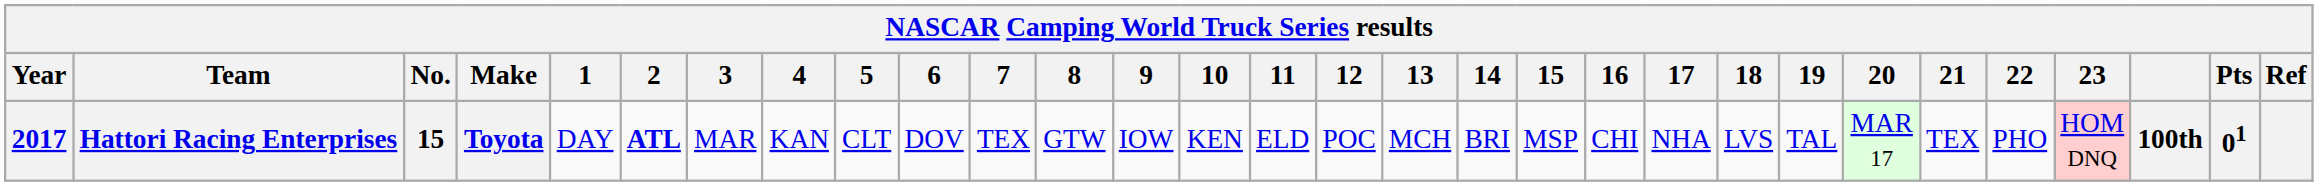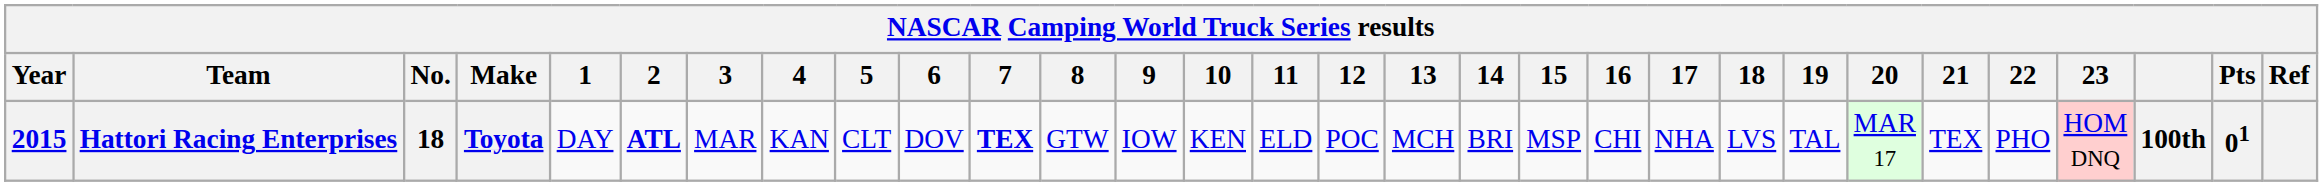(39, 140) 2017 -> (39, 140) 2015
(431, 140) 15 -> (431, 140) 18
(1003, 140) normal -> (1005, 140) bold
